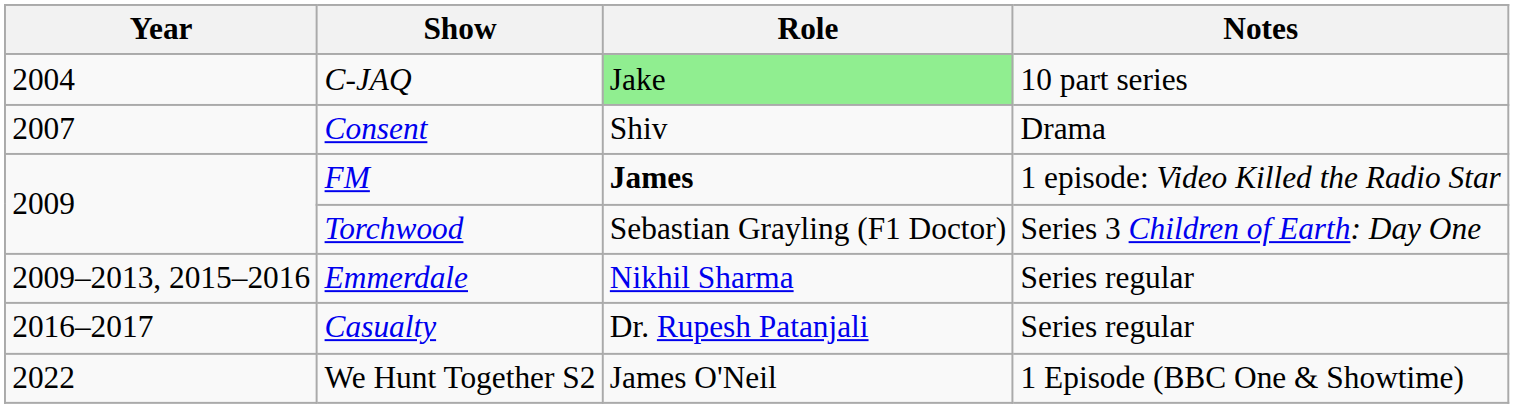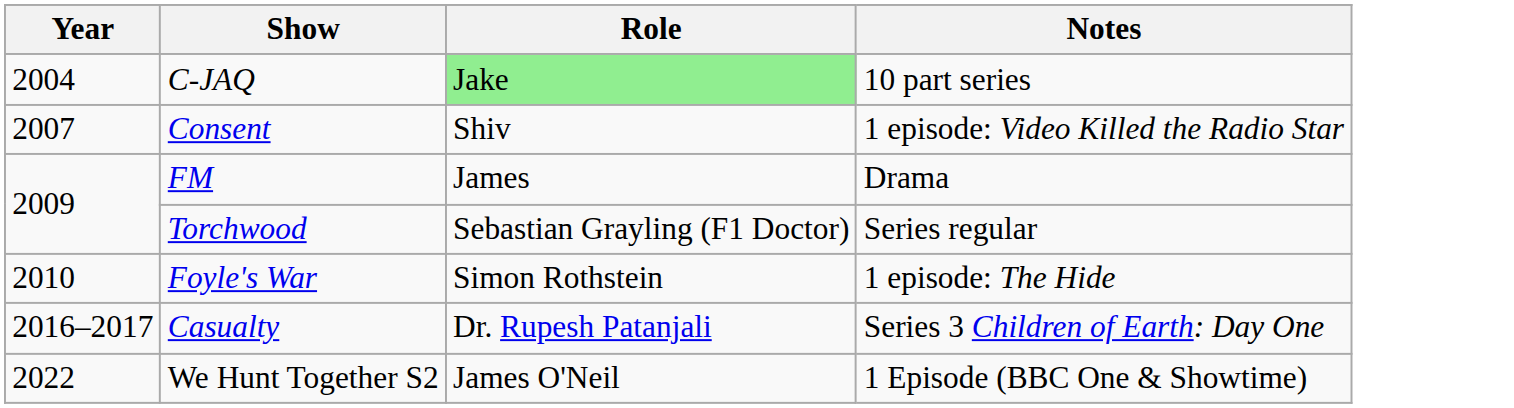(1063, 128) Drama -> (1104, 128) 1 episode: Video Killed the Radio Star
(652, 178) bold -> (491, 178) normal
(1261, 178) 1 episode: Video Killed the Radio Star -> (906, 178) Drama
(1251, 228) Series 3 Children of Earth: Day One -> (950, 228) Series regular
- row: (396, 278)
+ row: (242, 278)
(1107, 327) Series regular -> (1094, 327) Series 3 Children of Earth: Day One
